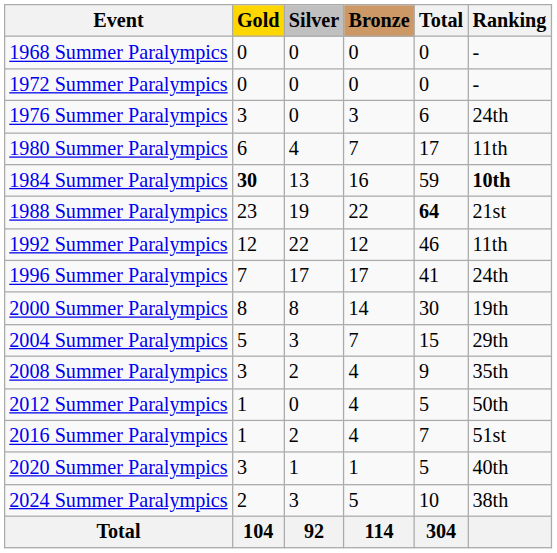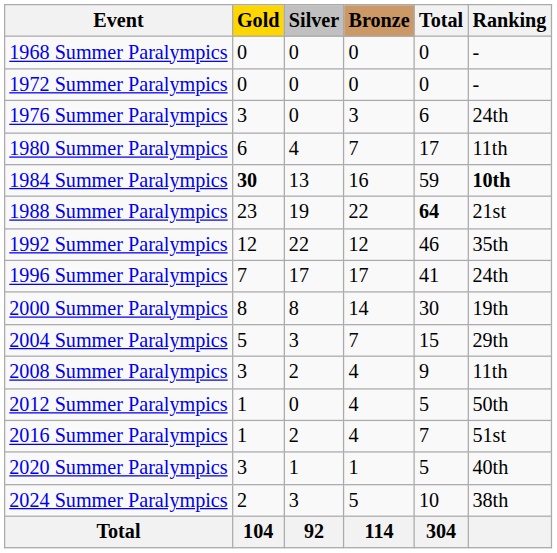(490, 244) 11th -> (490, 244) 35th
(490, 372) 35th -> (490, 372) 11th
